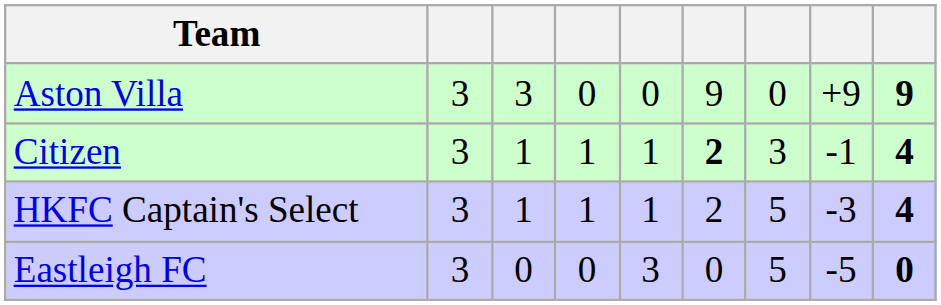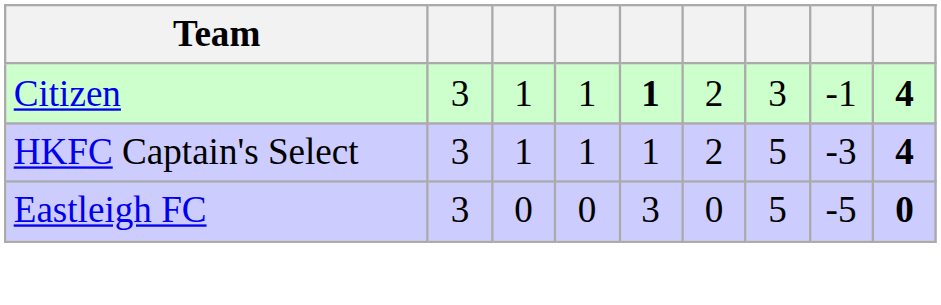- row: (98, 92)
(651, 151) normal -> (651, 92) bold
(714, 151) bold -> (714, 92) normal
